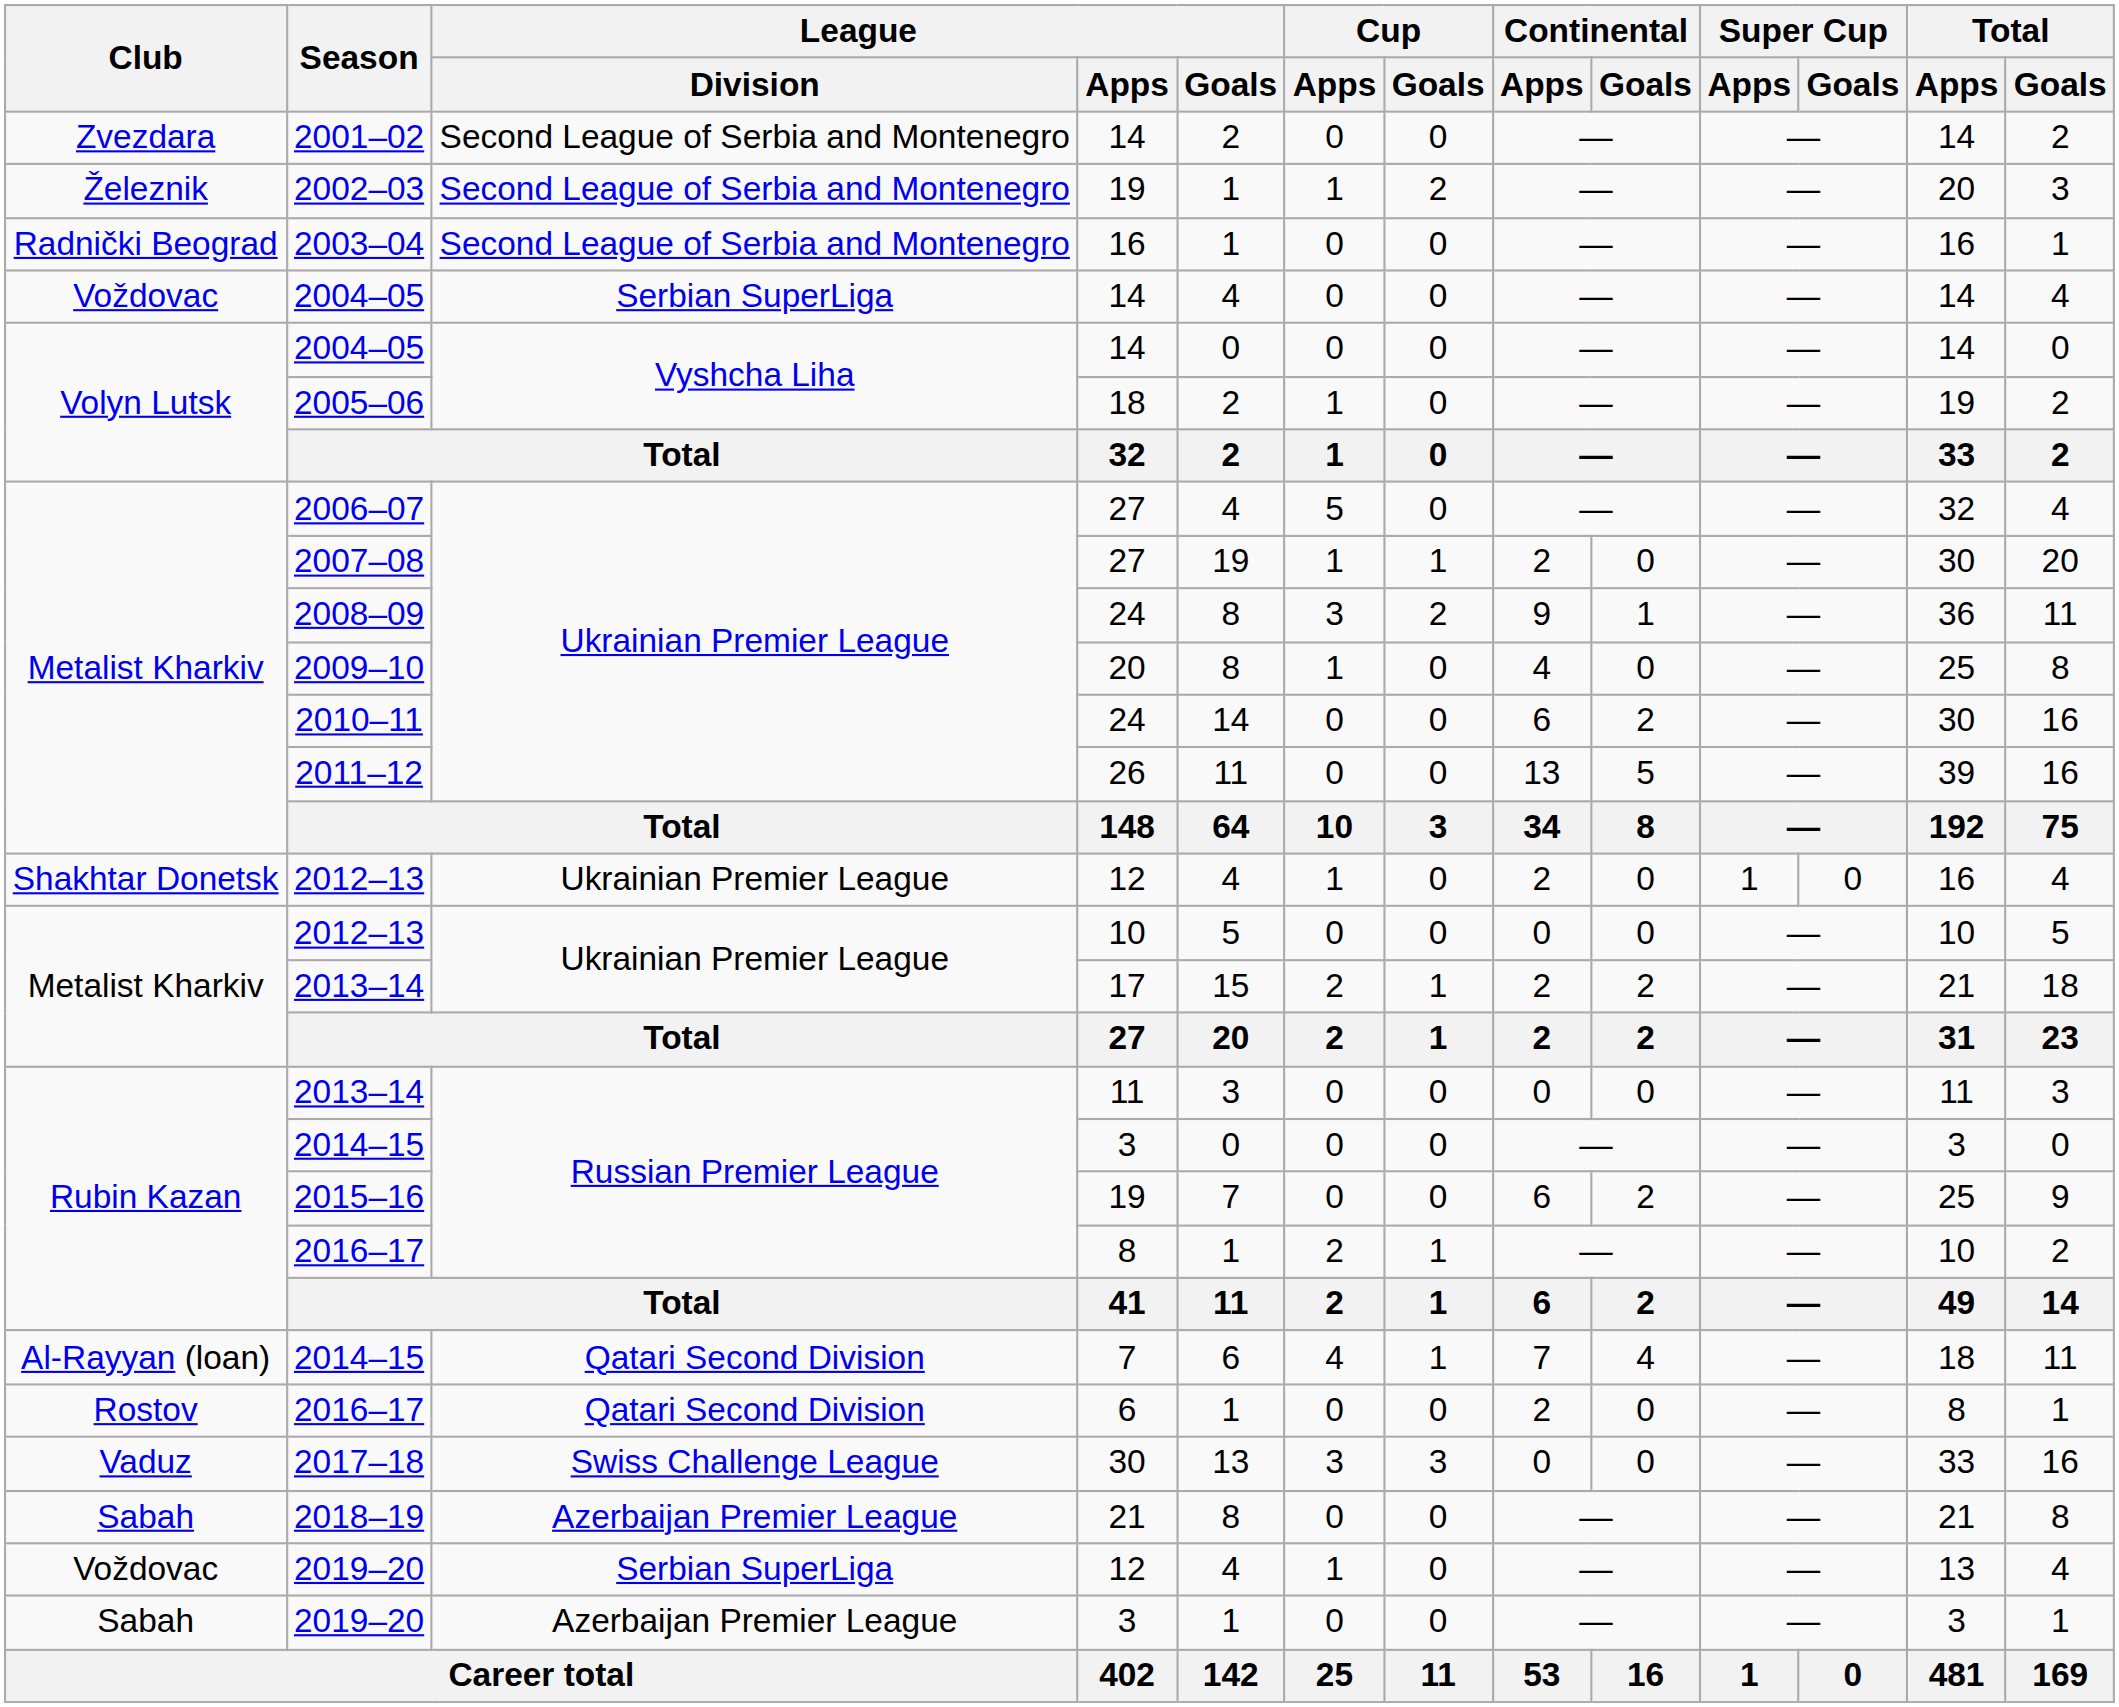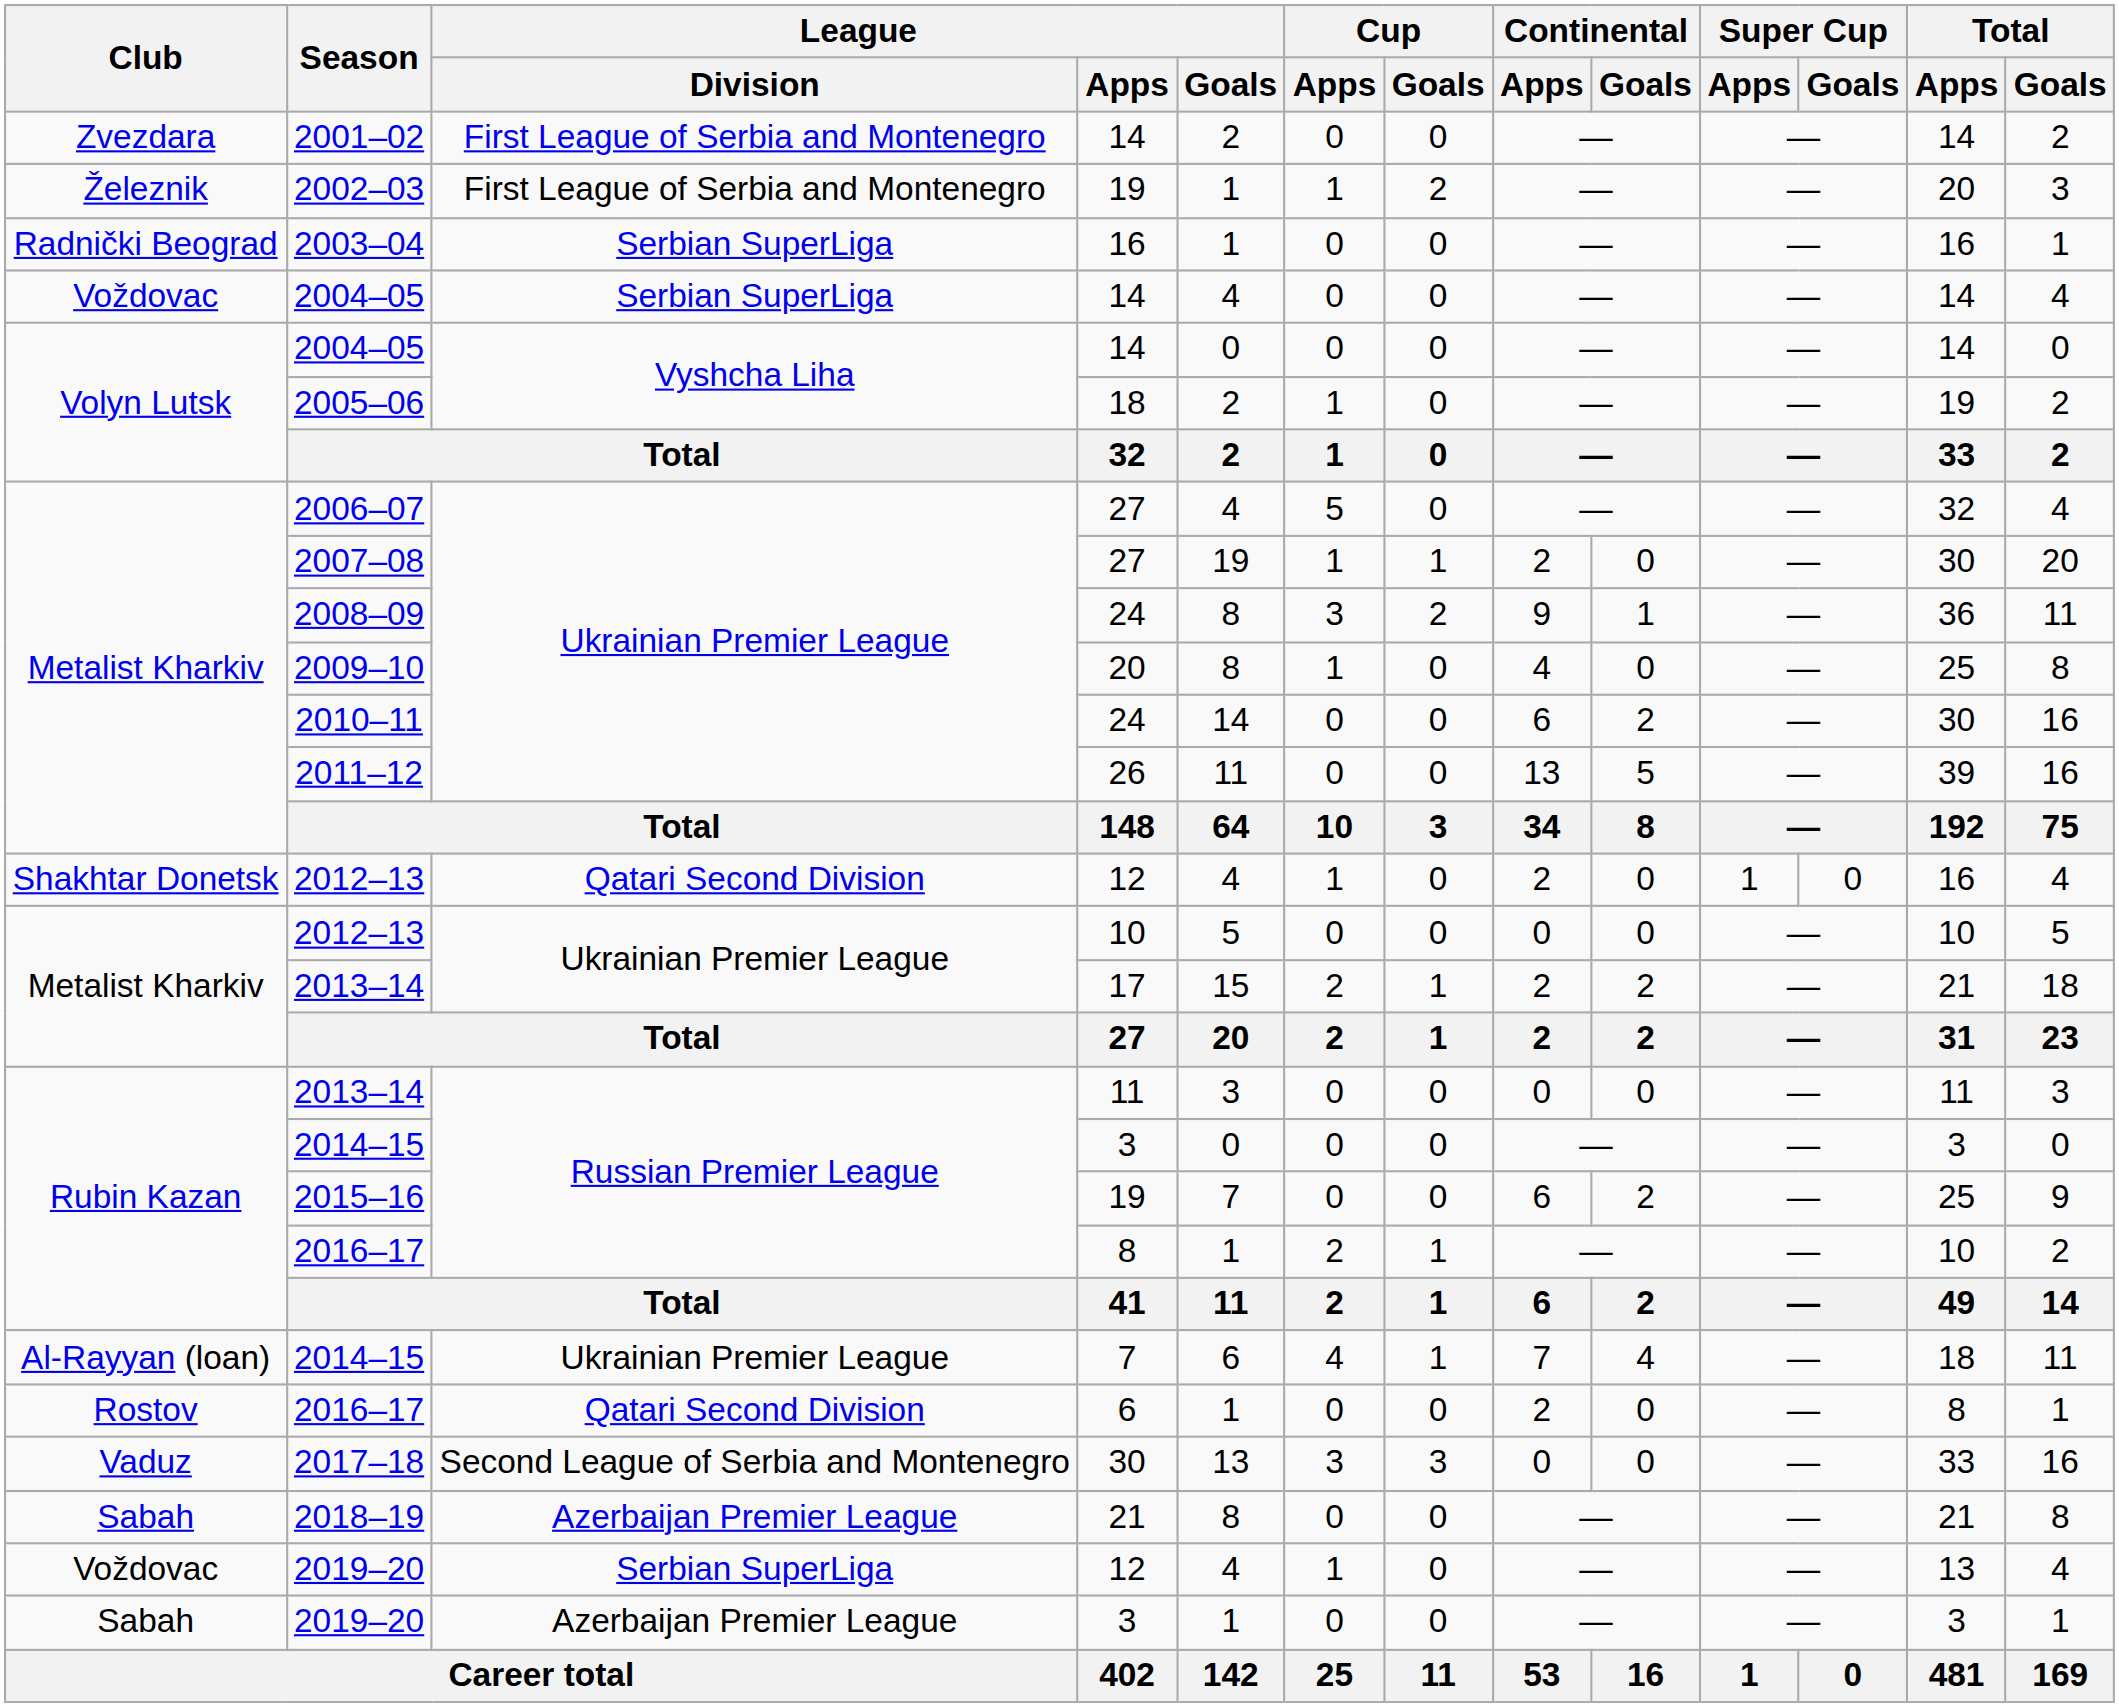(755, 137) Second League of Serbia and Montenegro -> (755, 137) First League of Serbia and Montenegro
(755, 190) Second League of Serbia and Montenegro -> (755, 190) First League of Serbia and Montenegro
(755, 243) Second League of Serbia and Montenegro -> (755, 243) Serbian SuperLiga
(755, 879) Ukrainian Premier League -> (755, 879) Qatari Second Division
(755, 1356) Qatari Second Division -> (755, 1356) Ukrainian Premier League
(755, 1462) Swiss Challenge League -> (755, 1462) Second League of Serbia and Montenegro
